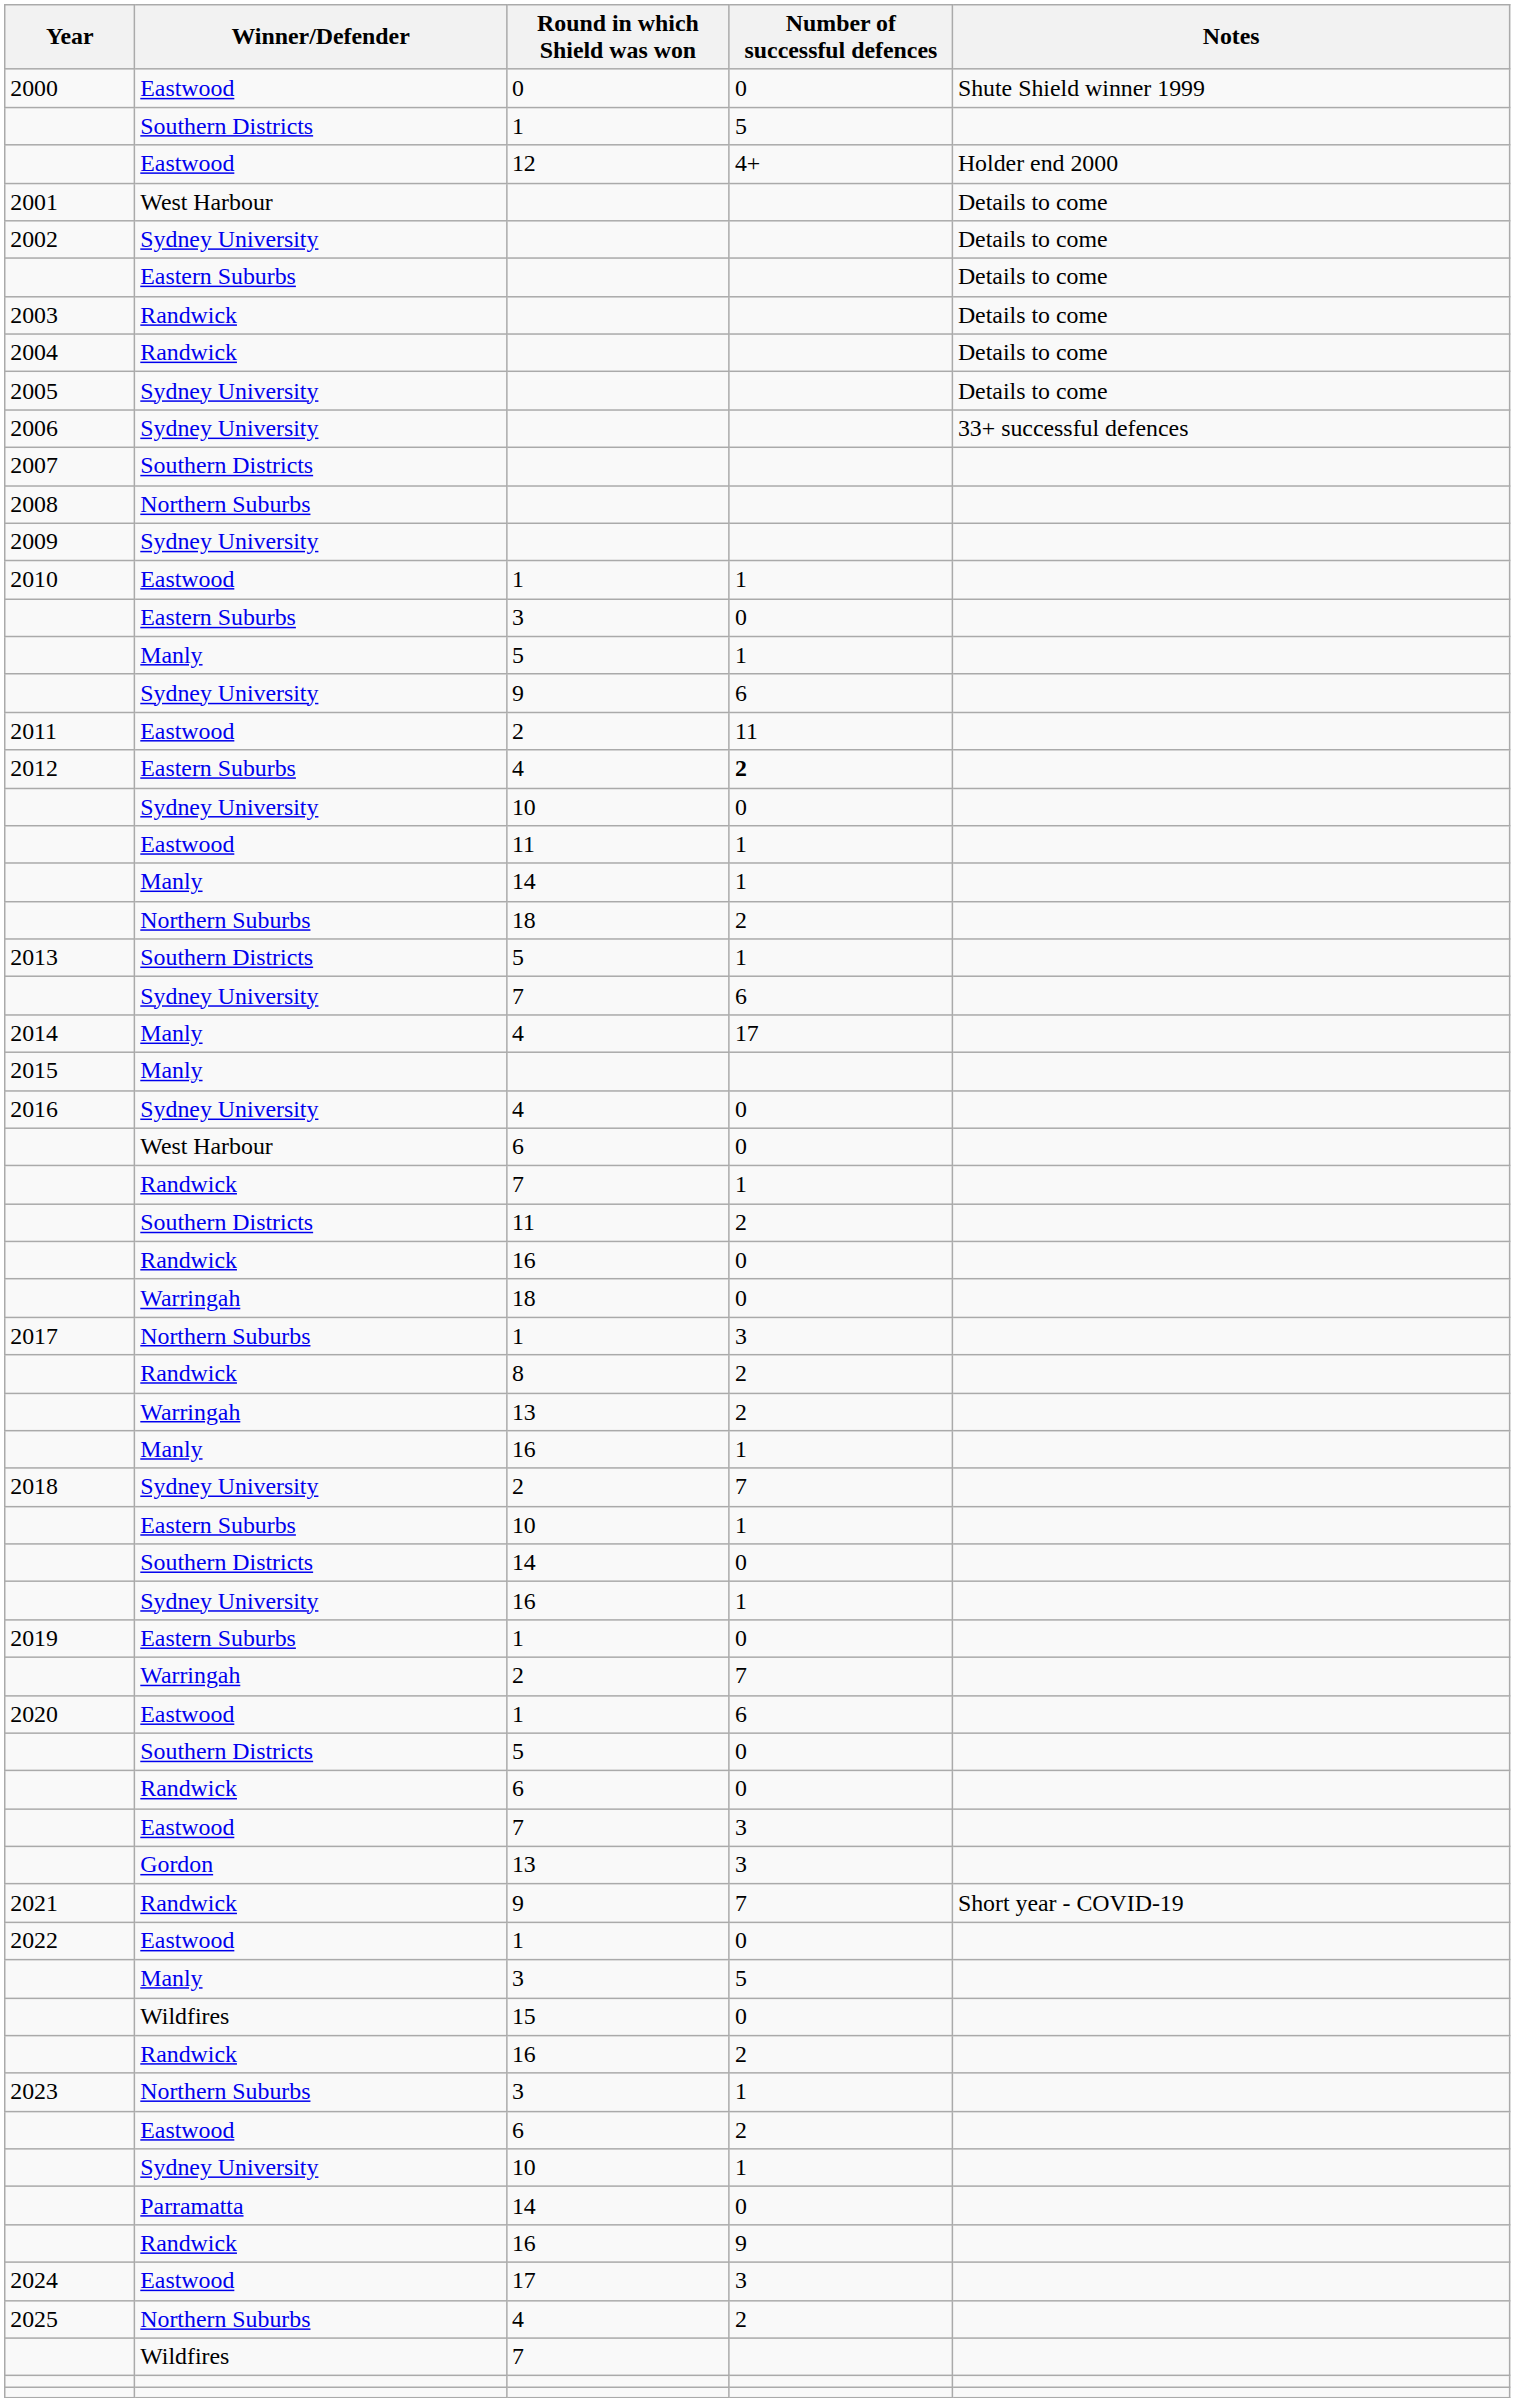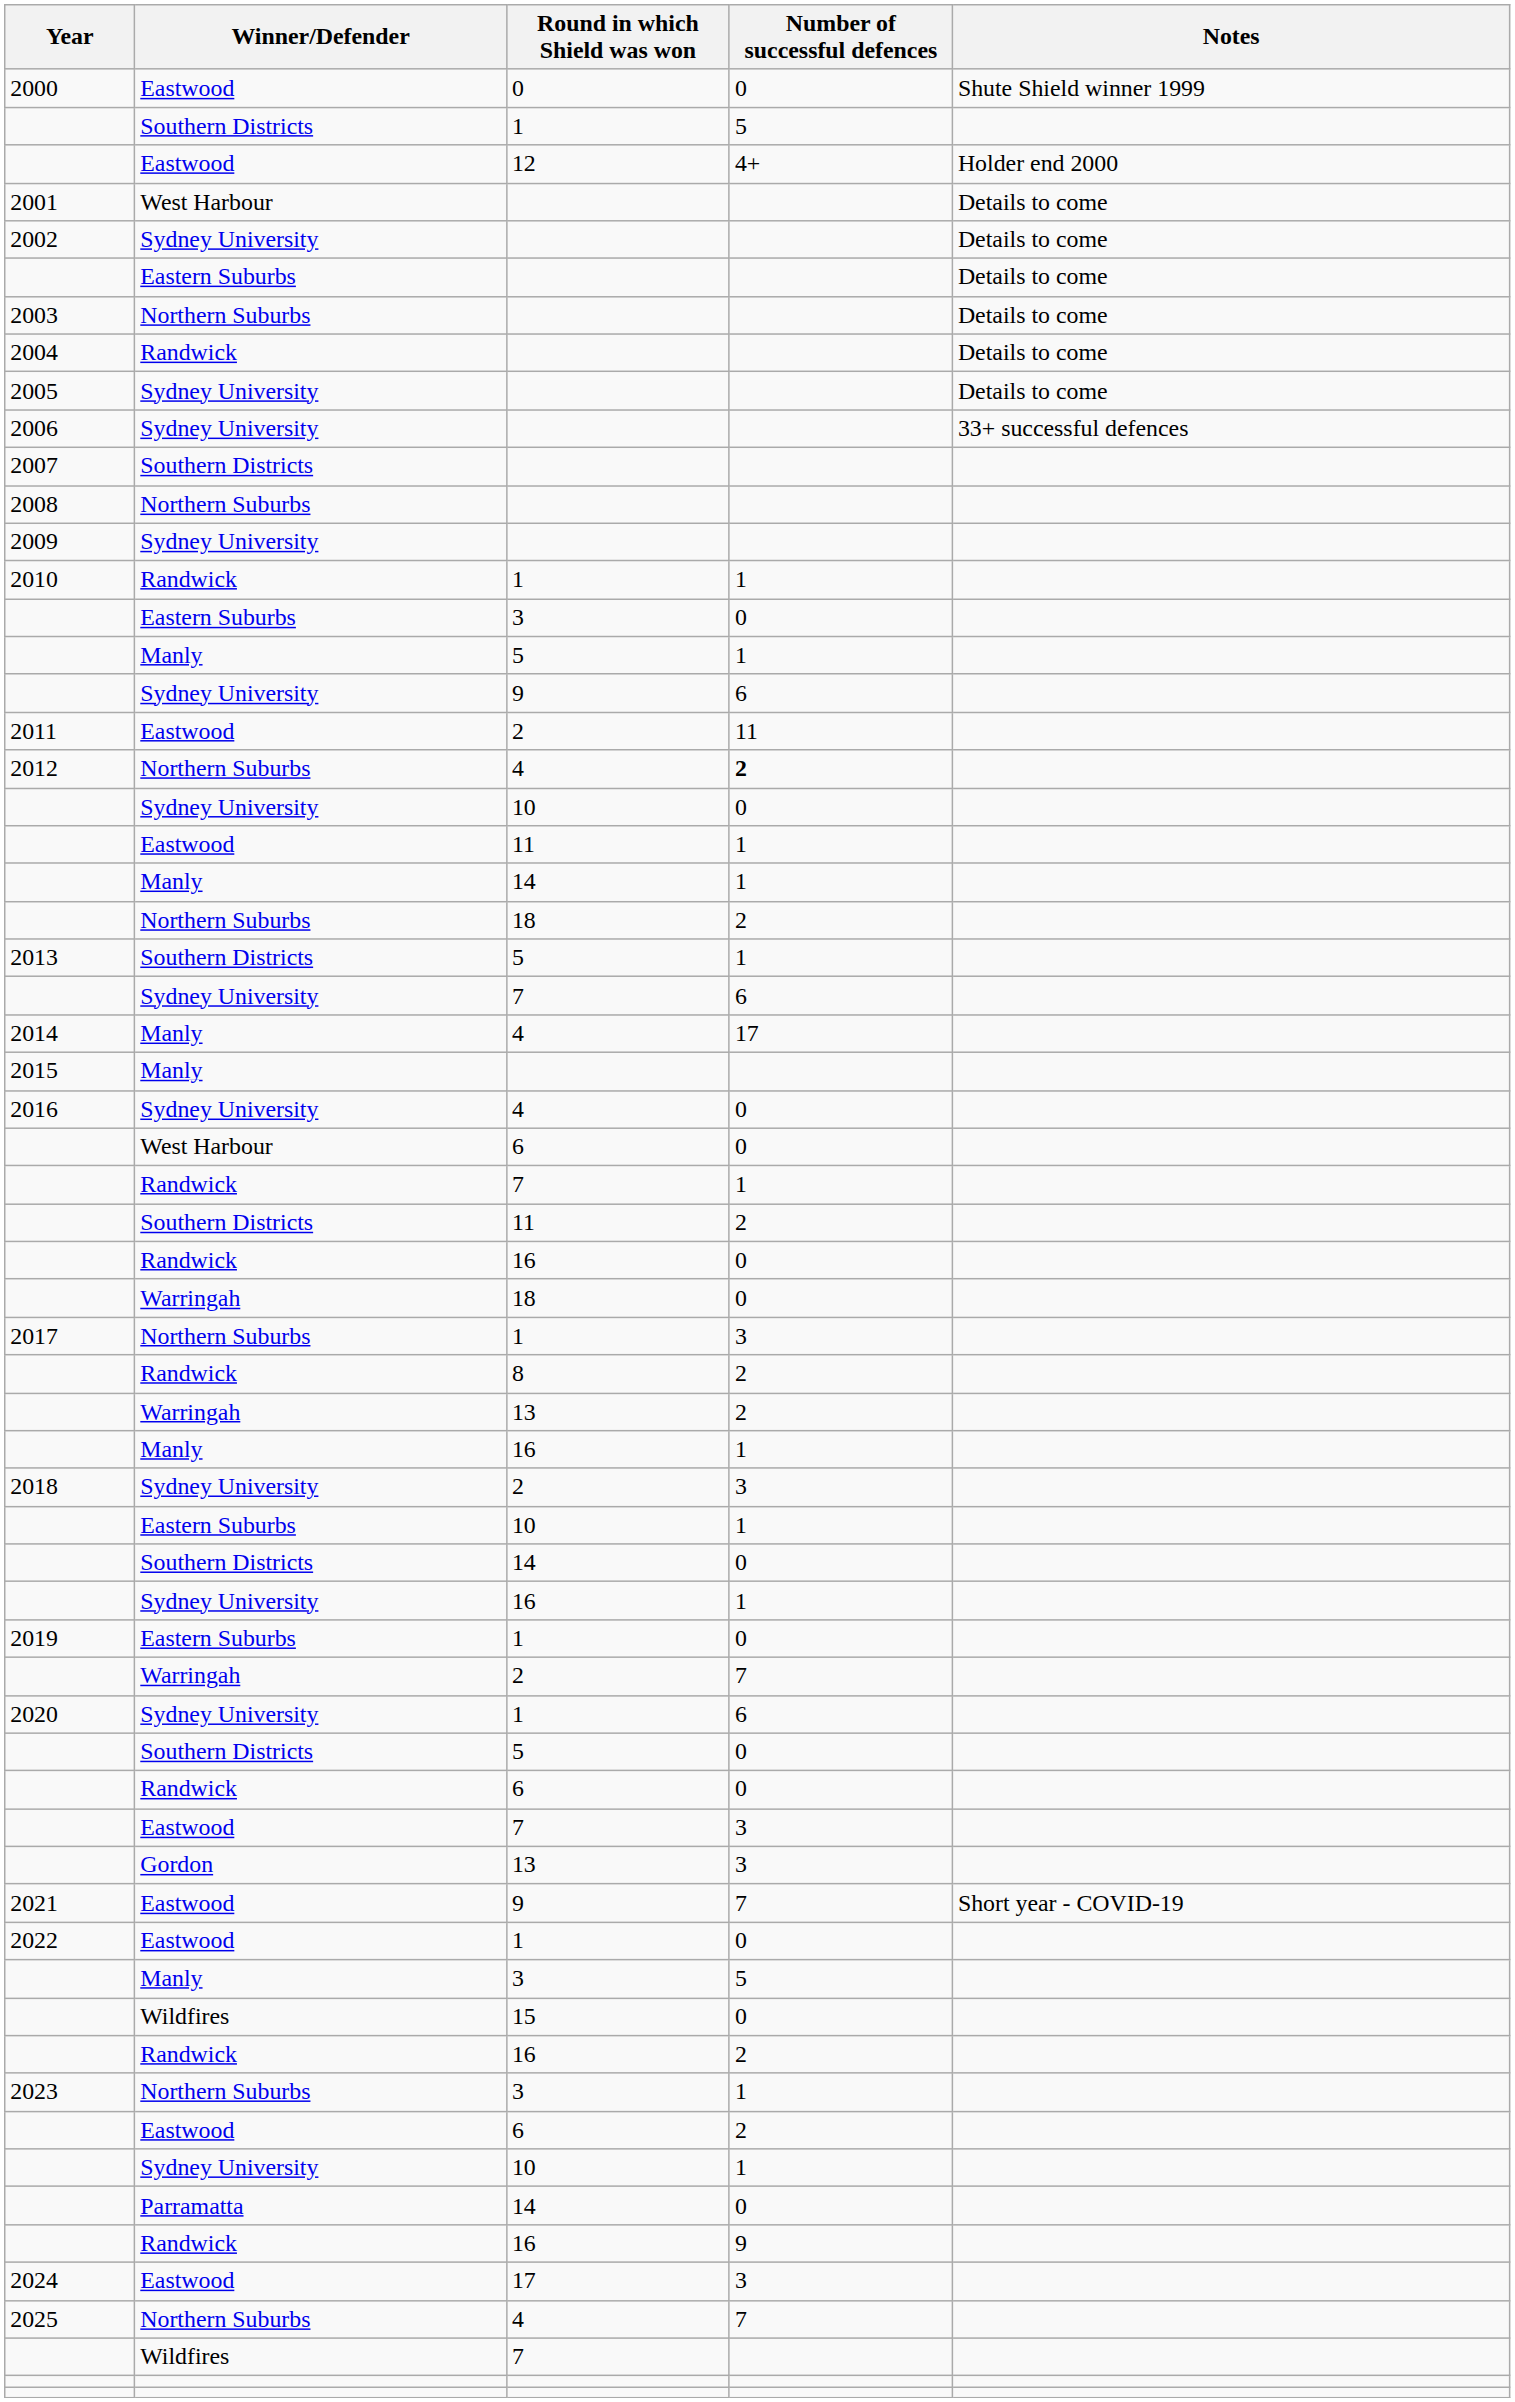(189, 314) Randwick -> (225, 314) Northern Suburbs
(187, 579) Eastwood -> (189, 579) Randwick
(218, 768) Eastern Suburbs -> (225, 768) Northern Suburbs
(741, 1486) 7 -> (741, 1486) 3
(187, 1713) Eastwood -> (229, 1713) Sydney University
(189, 1902) Randwick -> (187, 1902) Eastwood
(741, 2318) 2 -> (741, 2318) 7
